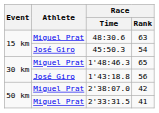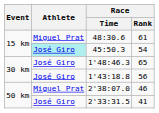(143, 36) 63 -> (143, 36) 61
(54, 49) no background -> (54, 49) paleturquoise background
(59, 62) Miguel Prat -> (54, 62) José Giro
(143, 88) 42 -> (143, 88) 46
(59, 101) Miguel Prat -> (54, 101) José Giro
